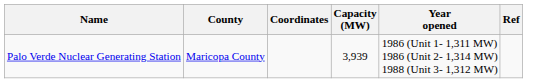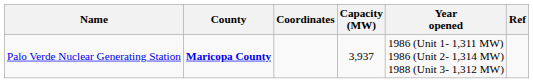(225, 56) normal -> (229, 56) bold
(355, 56) 3,939 -> (361, 56) 3,937
